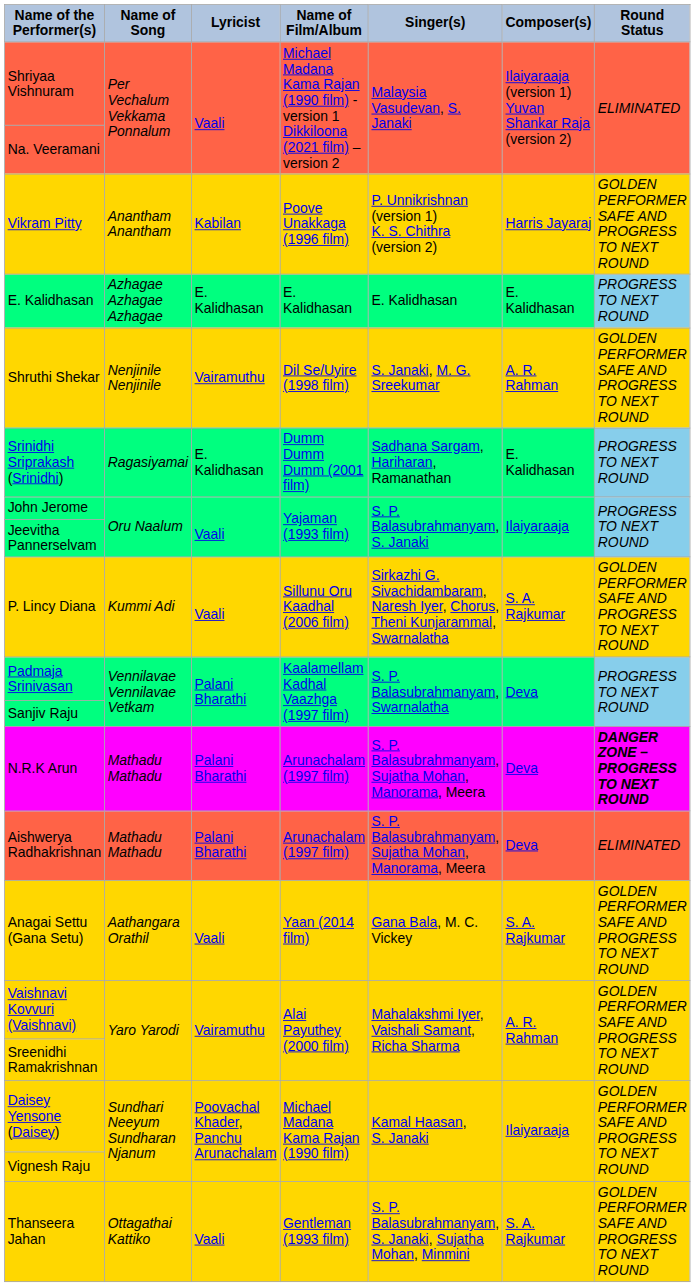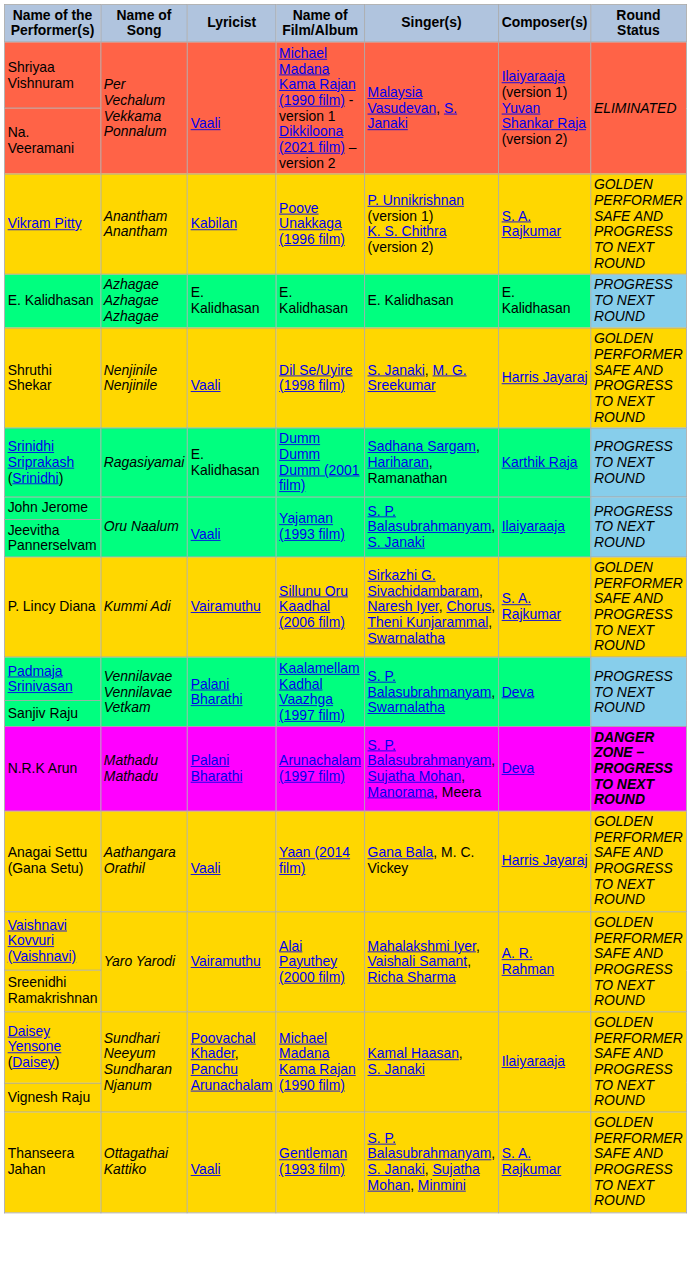(548, 224) Harris Jayaraj -> (531, 224) S. A. Rajkumar
(230, 377) Vairamuthu -> (206, 385) Vaali
(532, 377) A. R. Rahman -> (545, 377) Harris Jayaraj
(540, 462) E. Kalidhasan -> (540, 462) Karthik Raja
(210, 614) Vaali -> (226, 607) Vairamuthu
- row: (54, 845)
(535, 930) S. A. Rajkumar -> (545, 861) Harris Jayaraj
